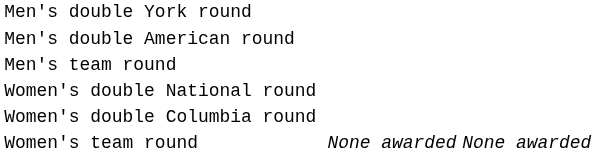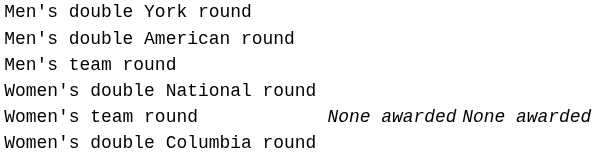rows swapped: (160, 117) <-> (101, 144)
